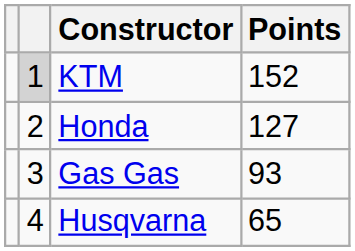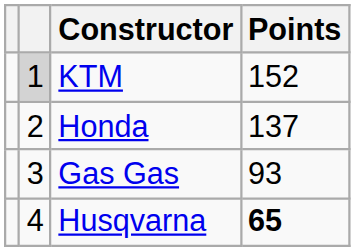(273, 125) 127 -> (273, 125) 137
(265, 222) normal -> (265, 222) bold
